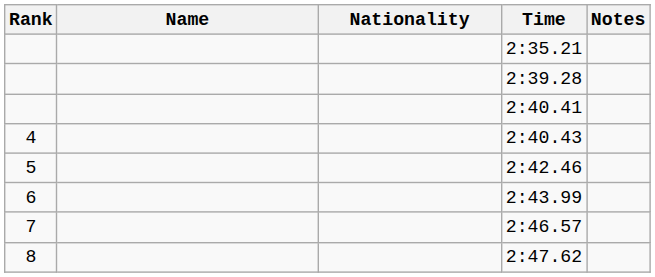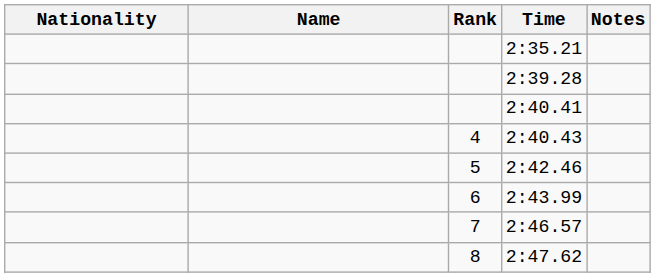columns swapped: (31, 20) <-> (410, 20)
